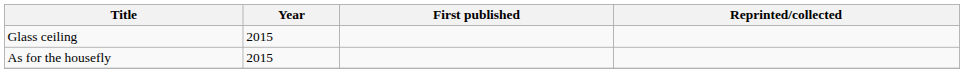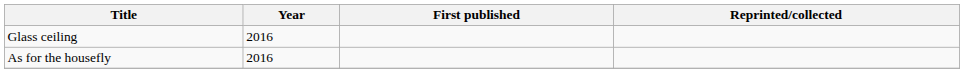(260, 36) 2015 -> (260, 36) 2016
(260, 57) 2015 -> (260, 57) 2016
